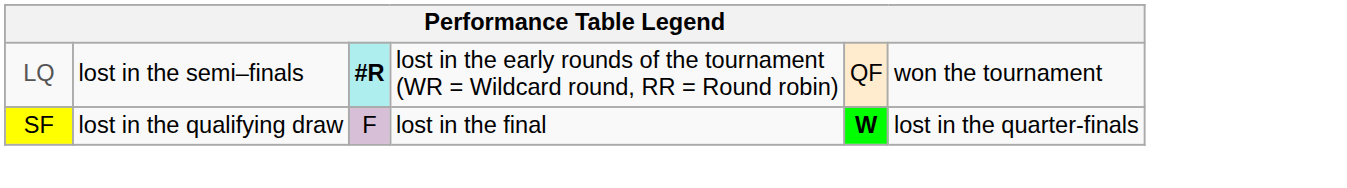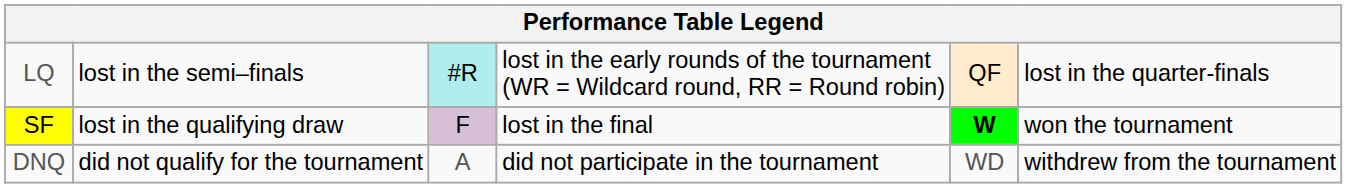(370, 75) bold -> (463, 75) normal
(998, 75) won the tournament -> (1147, 75) lost in the quarter-finals
(1016, 126) lost in the quarter-finals -> (1128, 126) won the tournament
+ row: (39, 164)
